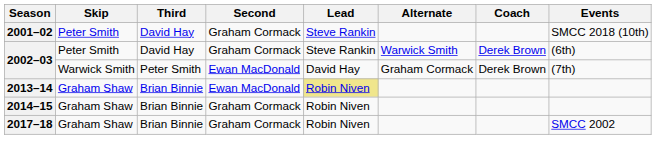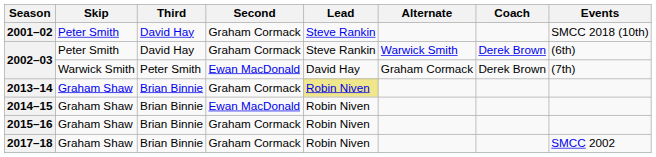(254, 87) Ewan MacDonald -> (255, 87) Graham Cormack
(255, 106) Graham Cormack -> (254, 106) Ewan MacDonald
+ row: (30, 124)
